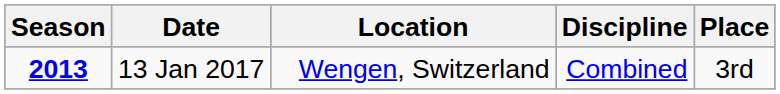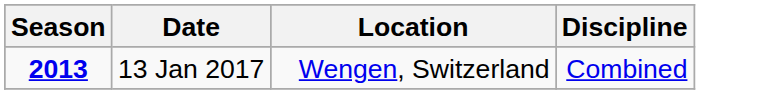- column: (735, 26)
